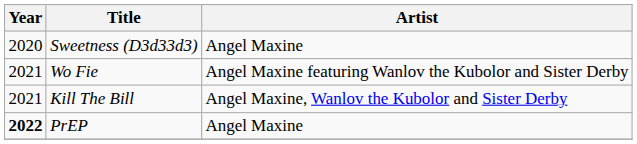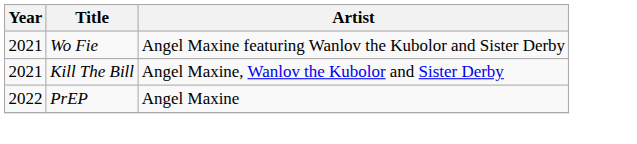- row: (124, 44)
(25, 125) bold -> (25, 98) normal
